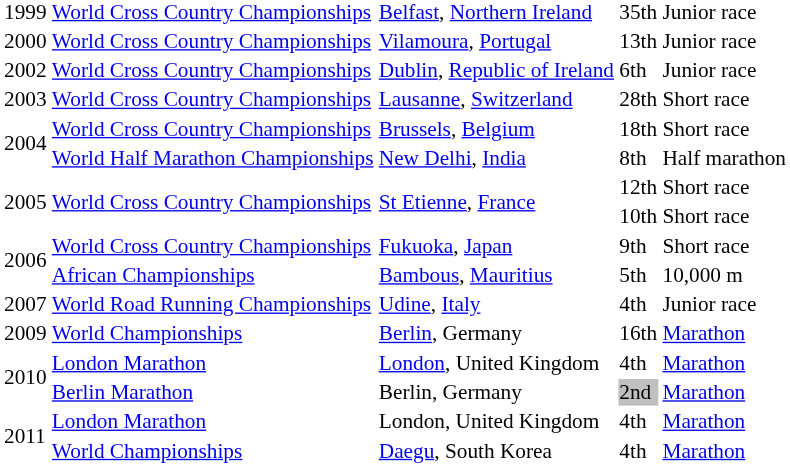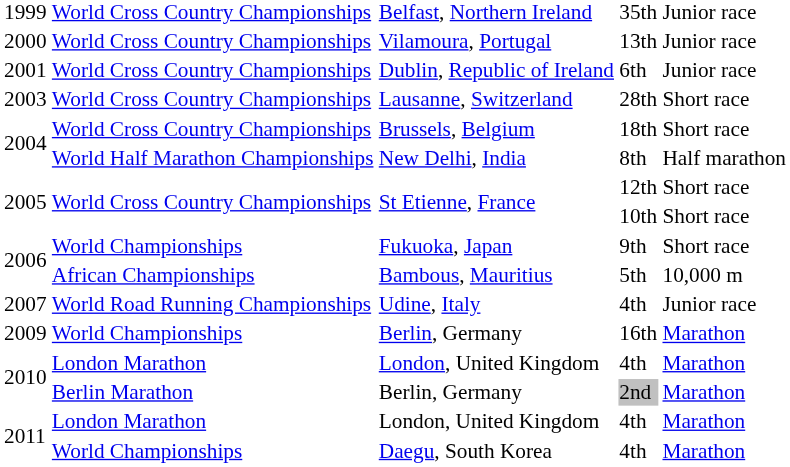(25, 70) 2002 -> (25, 70) 2001
(212, 245) World Cross Country Championships -> (147, 245) World Championships
